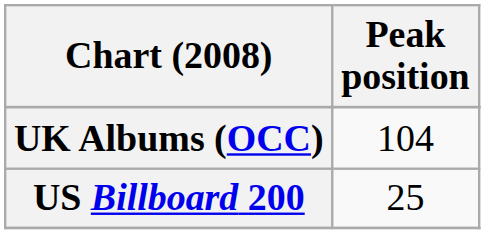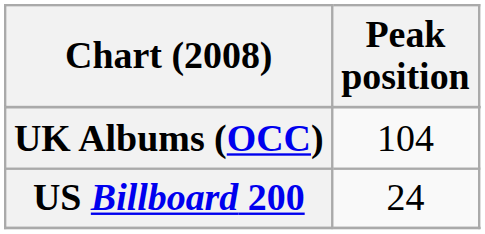(405, 197) 25 -> (405, 197) 24
